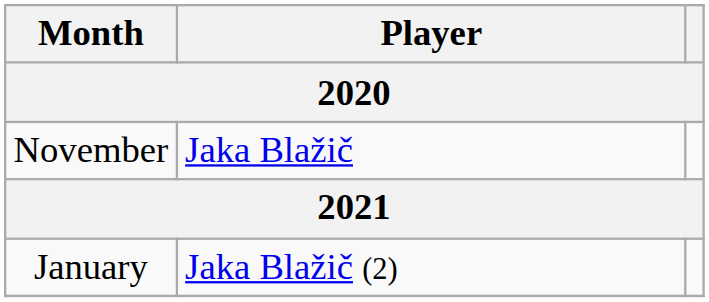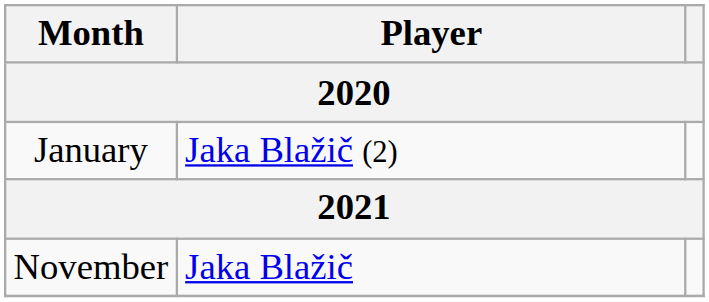rows swapped: (91, 149) <-> (91, 265)
